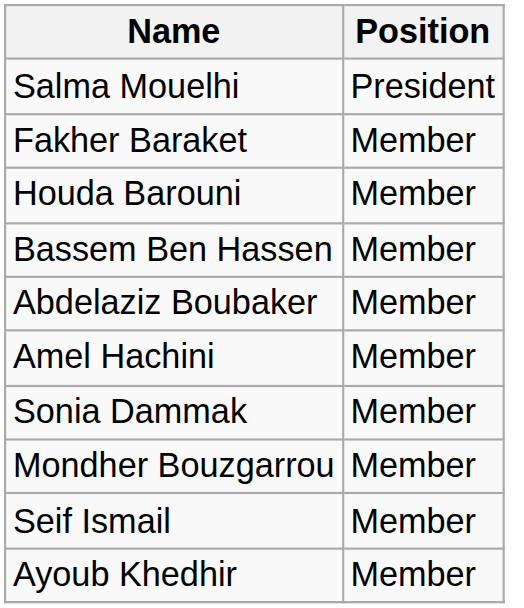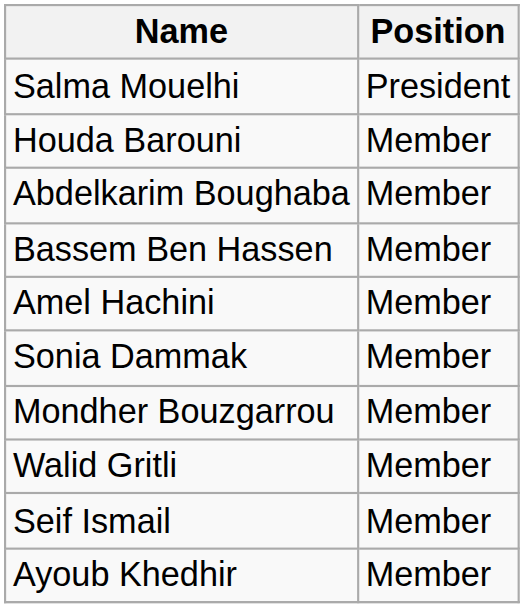- row: (130, 140)
+ row: (181, 194)
- row: (165, 303)
+ row: (95, 466)
